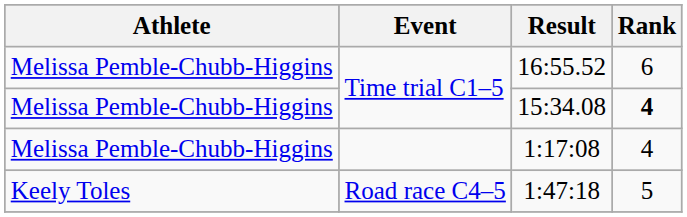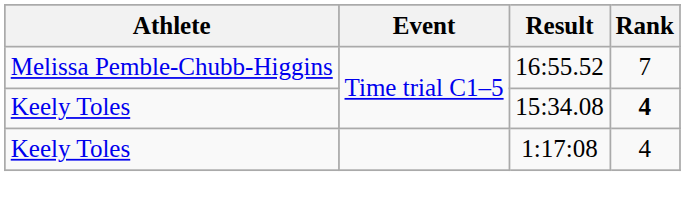(647, 66) 6 -> (645, 66) 7
(172, 108) Melissa Pemble-Chubb-Higgins -> (70, 108) Keely Toles
(172, 149) Melissa Pemble-Chubb-Higgins -> (70, 149) Keely Toles
- row: (562, 190)
